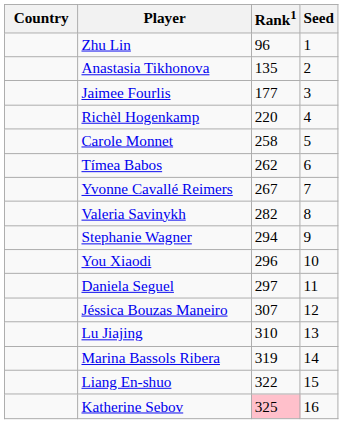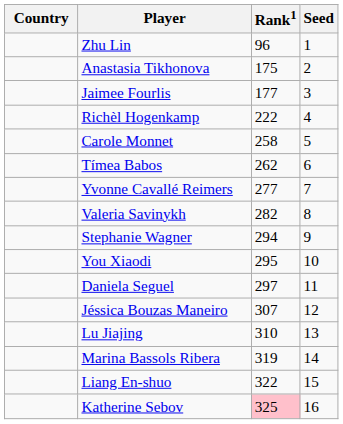(266, 68) 135 -> (266, 68) 175
(266, 117) 220 -> (266, 117) 222
(266, 189) 267 -> (266, 189) 277
(266, 261) 296 -> (266, 261) 295
